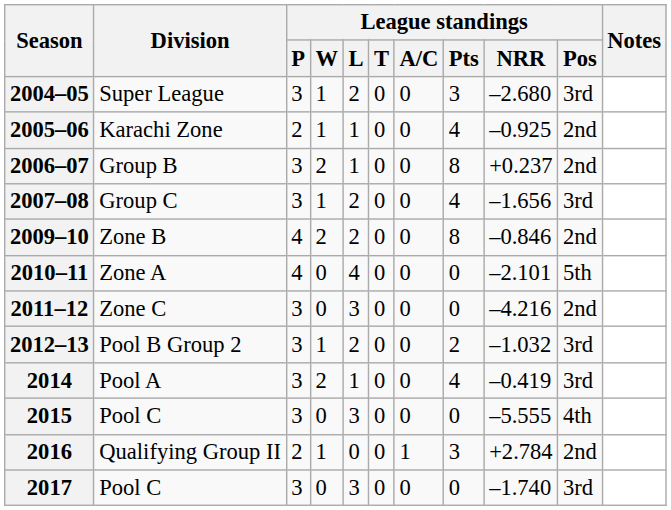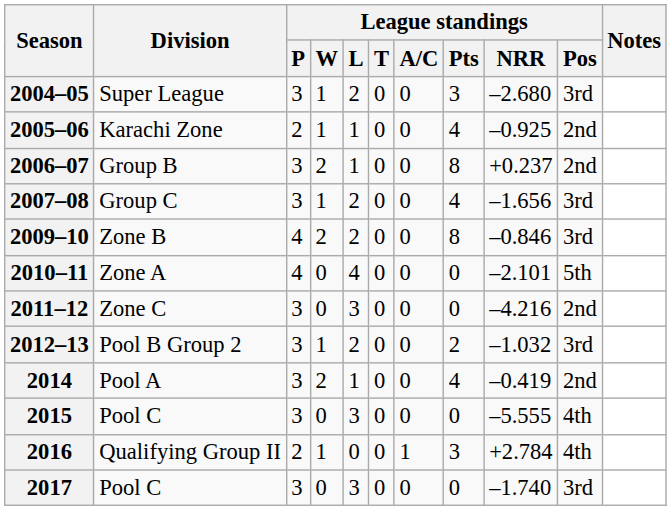(580, 237) 2nd -> (578, 237) 3rd
(578, 380) 3rd -> (580, 380) 2nd
(580, 451) 2nd -> (577, 451) 4th
